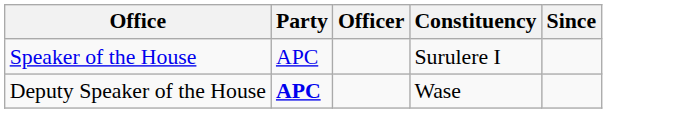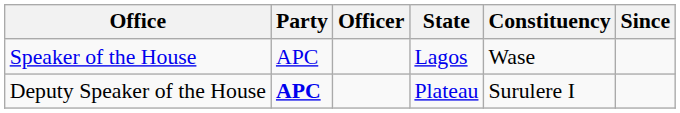+ column: (446, 21)
(458, 56) Surulere I -> (512, 56) Wase
(438, 90) Wase -> (532, 90) Surulere I
